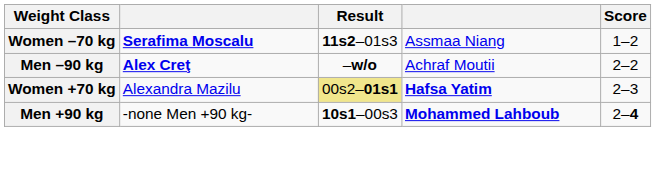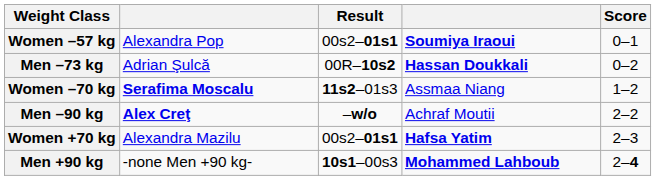+ row: (62, 41)
+ row: (62, 65)
(360, 89) khaki background -> (360, 138) no background
